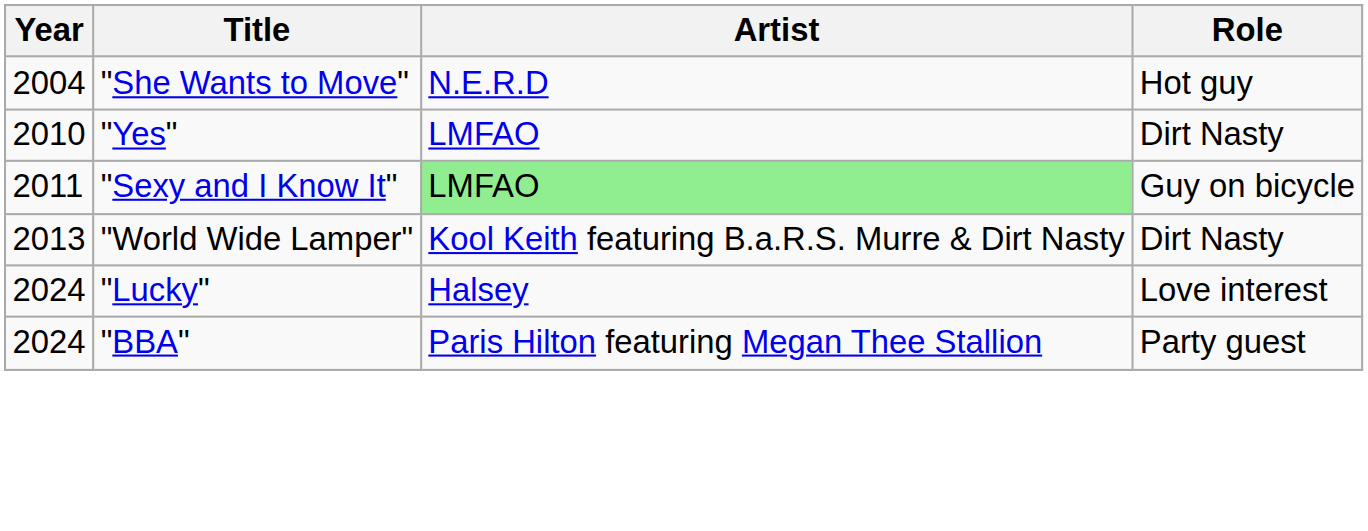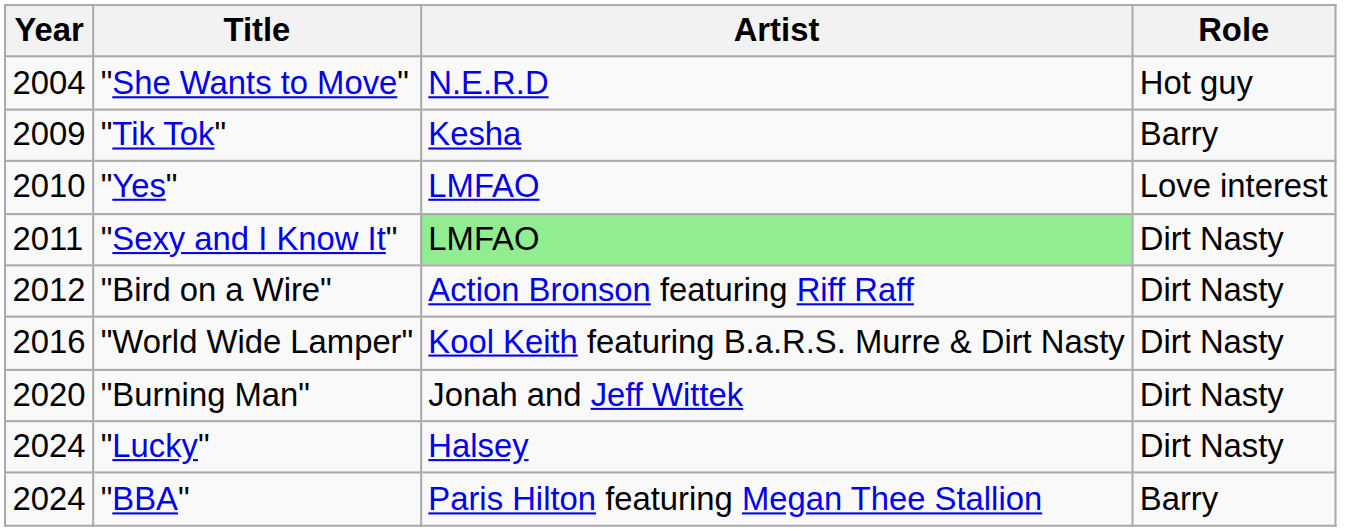+ row: (163, 134)
(1212, 134) Dirt Nasty -> (1234, 186) Love interest
(1247, 186) Guy on bicycle -> (1212, 238) Dirt Nasty
+ row: (216, 290)
(49, 238) 2013 -> (49, 342) 2016
+ row: (205, 394)
(1234, 290) Love interest -> (1212, 446) Dirt Nasty
(1223, 342) Party guest -> (1179, 498) Barry
